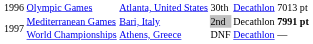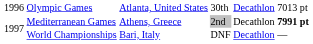(140, 21) Bari, Italy -> (150, 21) Athens, Greece
(150, 35) Athens, Greece -> (140, 35) Bari, Italy
